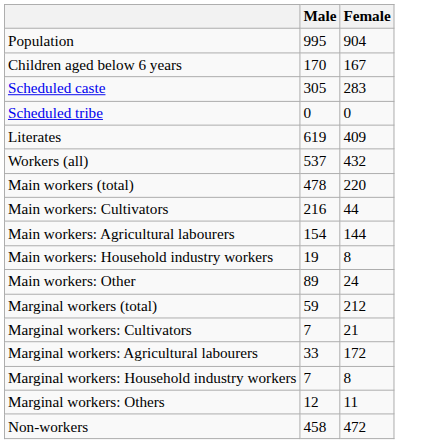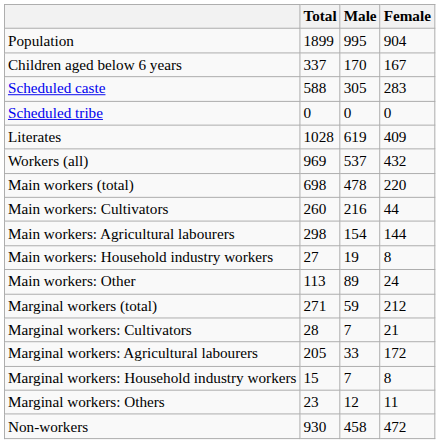+ column: (320, 16)
